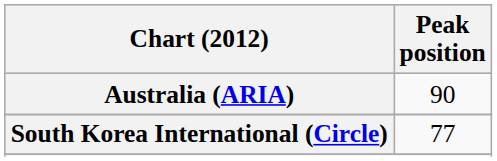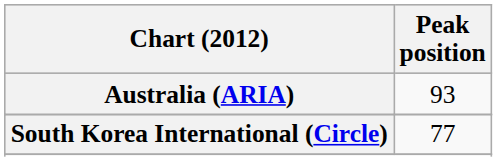(443, 93) 90 -> (443, 93) 93
